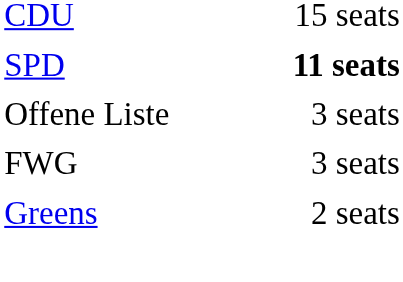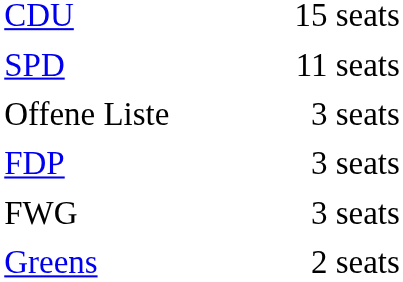(346, 64) bold -> (348, 64) normal
+ row: (34, 163)
